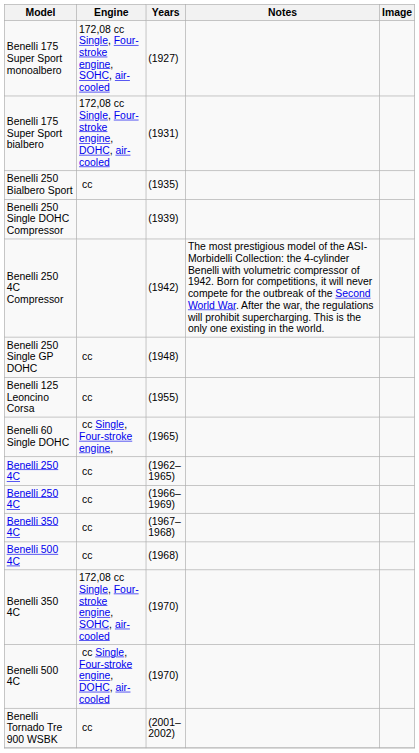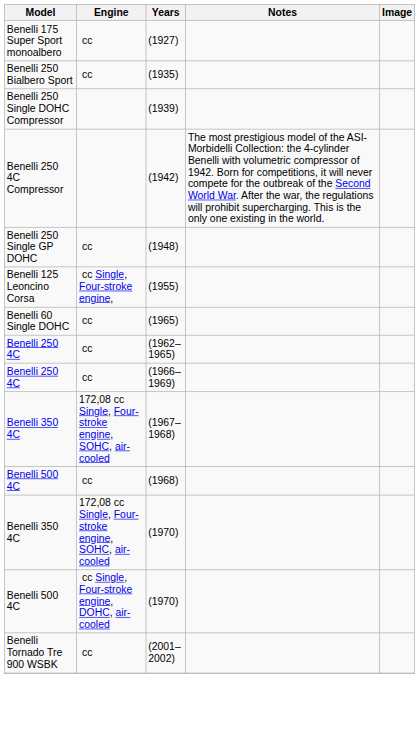(109, 58) 172,08 cc Single, Four-stroke engine, SOHC, air-cooled -> (86, 40) cc
- row: (34, 133)
(86, 397) cc -> (106, 287) cc Single, Four-stroke engine,
(106, 437) cc Single, Four-stroke engine, -> (86, 321) cc
(86, 527) cc -> (109, 429) 172,08 cc Single, Four-stroke engine, SOHC, air-cooled
